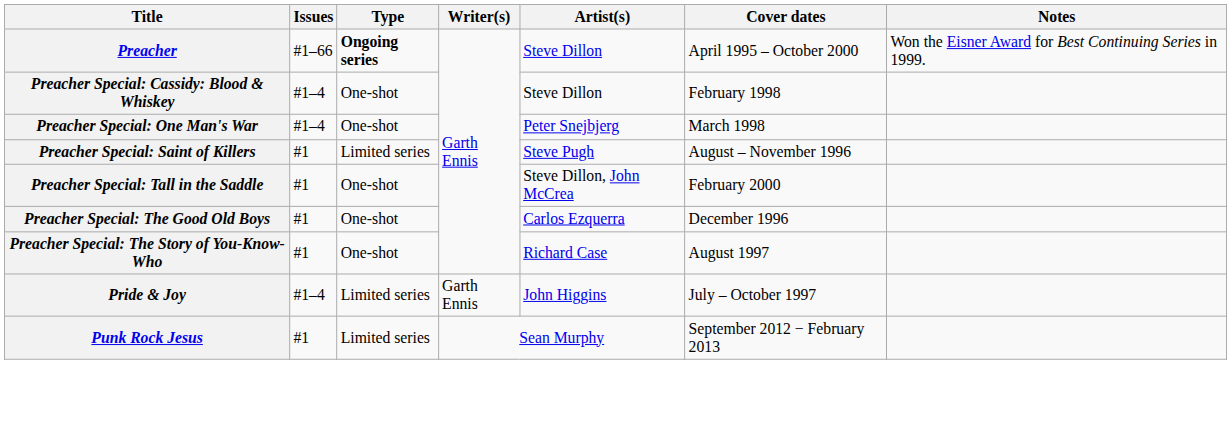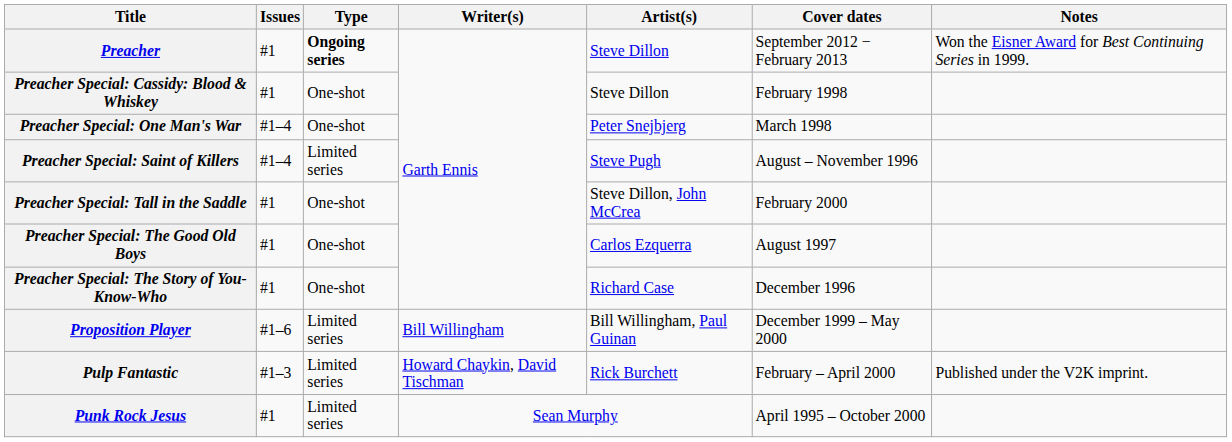(313, 50) #1–66 -> (268, 50) #1
(774, 50) April 1995 – October 2000 -> (813, 50) September 2012 − February 2013
(309, 93) #1–4 -> (268, 93) #1
(301, 151) #1 -> (276, 160) #1–4
(738, 219) December 1996 -> (796, 245) August 1997
(729, 252) August 1997 -> (805, 288) December 1996
- row: (147, 295)
+ row: (130, 330)
+ row: (130, 373)
(776, 337) September 2012 − February 2013 -> (840, 415) April 1995 – October 2000
